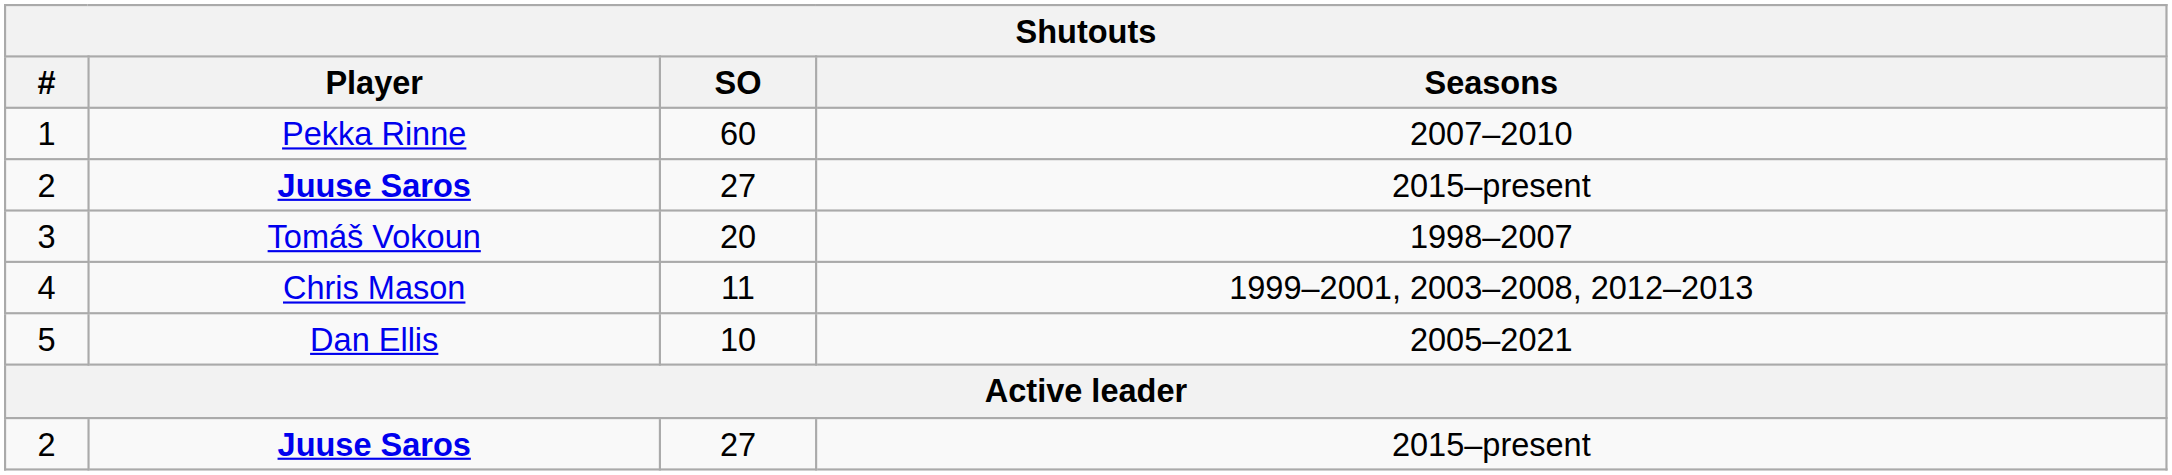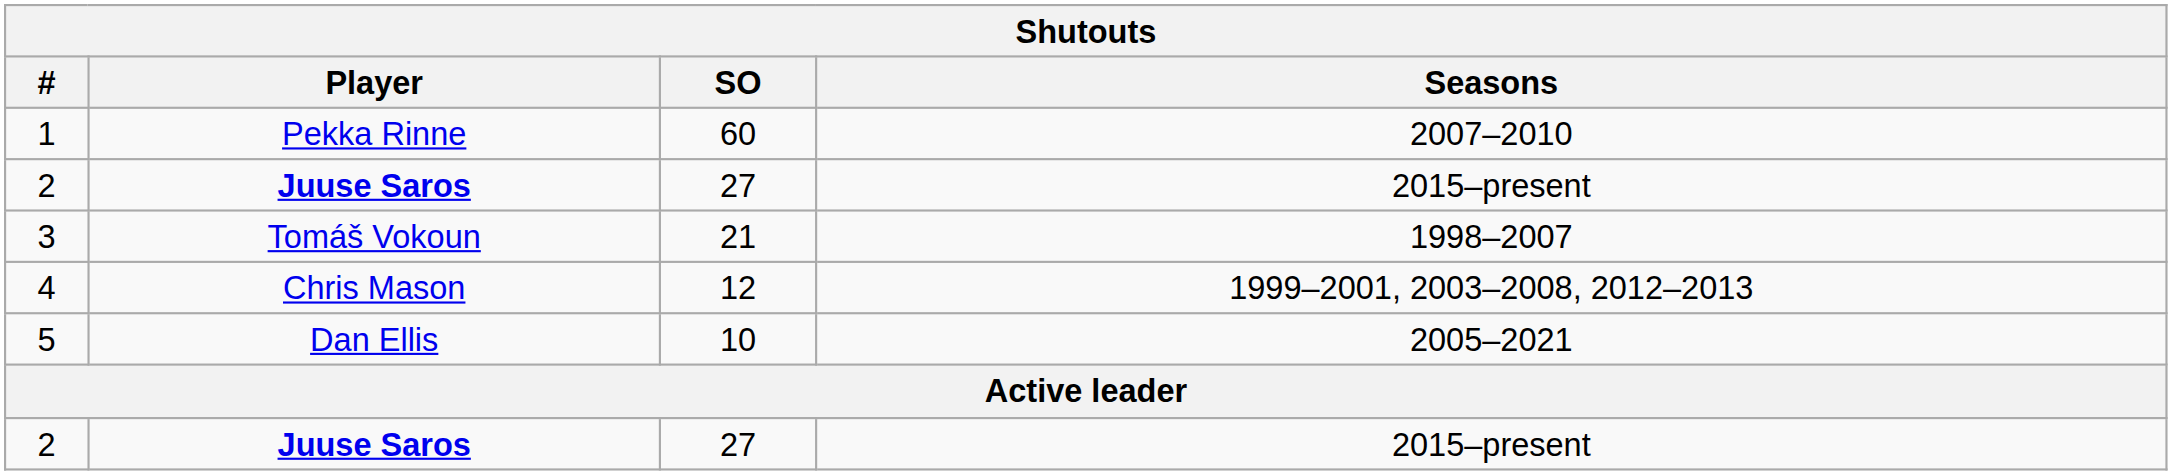(738, 237) 20 -> (738, 237) 21
(738, 288) 11 -> (738, 288) 12
